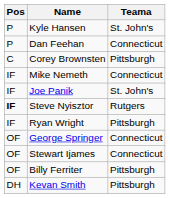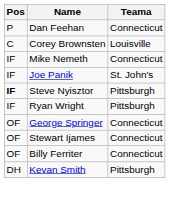- row: (57, 28)
(132, 59) Pittsburgh -> (130, 43) Louisville
(127, 106) Rutgers -> (132, 91) Pittsburgh
(132, 169) Pittsburgh -> (136, 153) Connecticut
